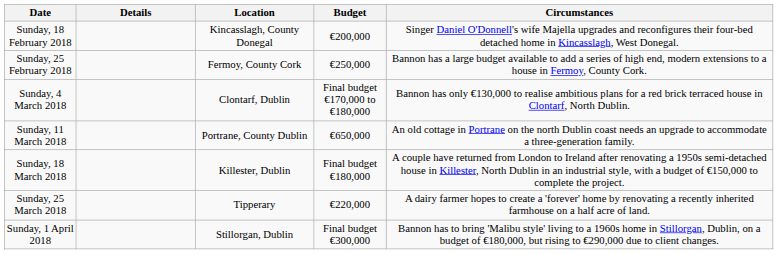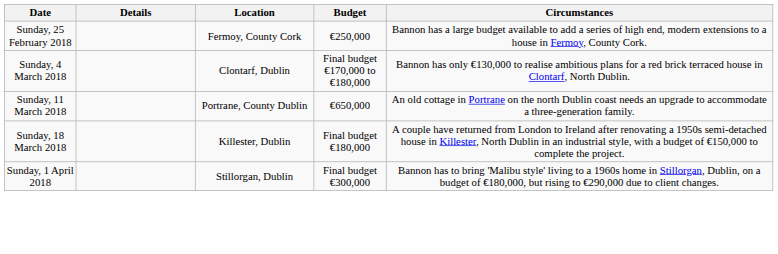- row: (40, 36)
- row: (40, 205)
